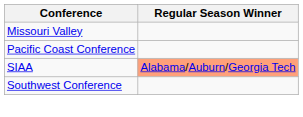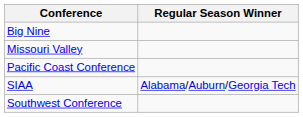+ row: (28, 31)
(218, 67) lightsalmon background -> (218, 85) no background
